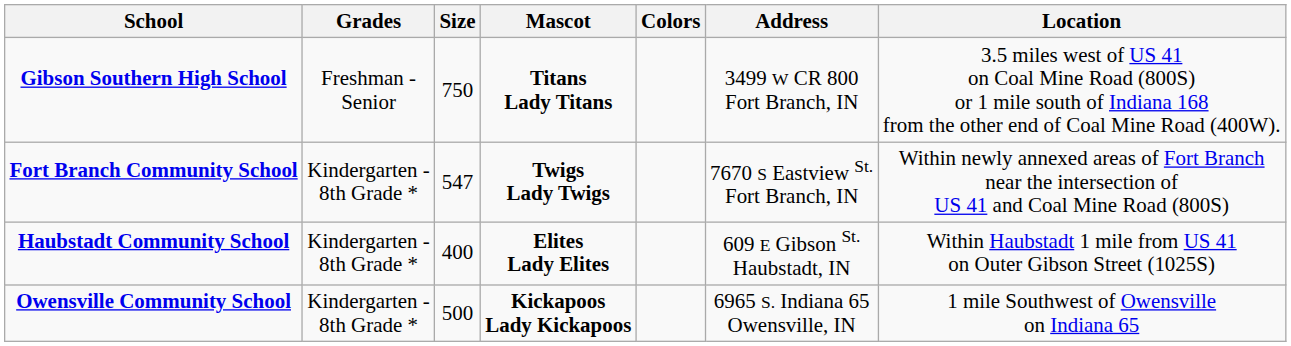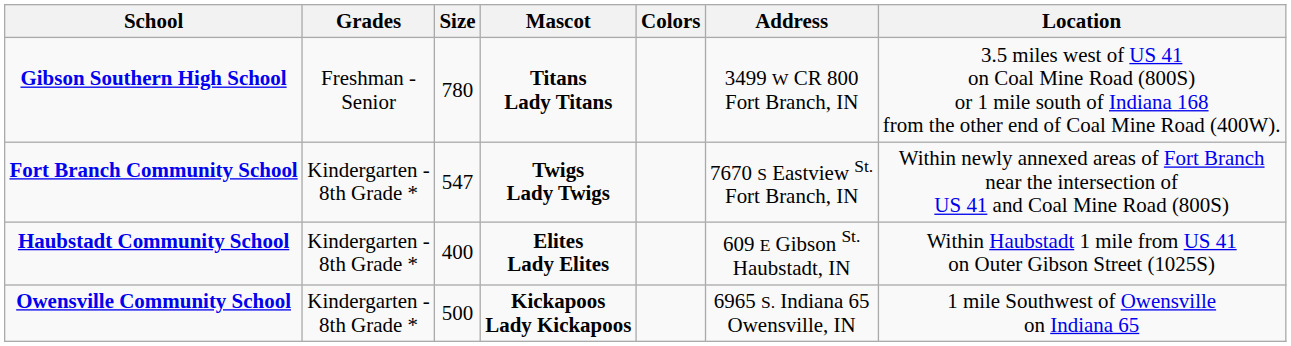(457, 89) 750 -> (457, 89) 780
